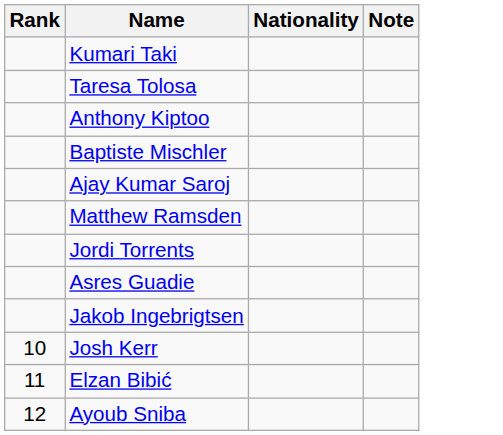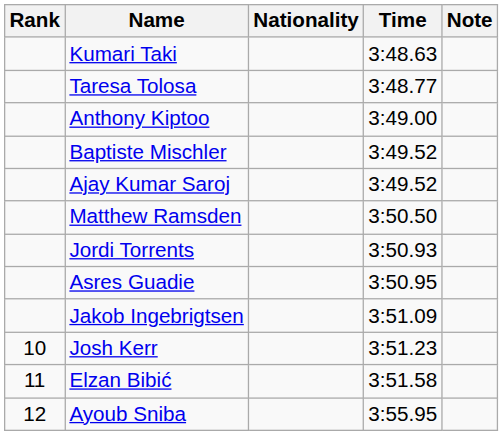+ column: (403, 20)
